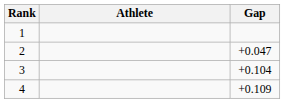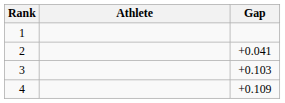(255, 51) +0.047 -> (255, 51) +0.041
(255, 70) +0.104 -> (255, 70) +0.103
